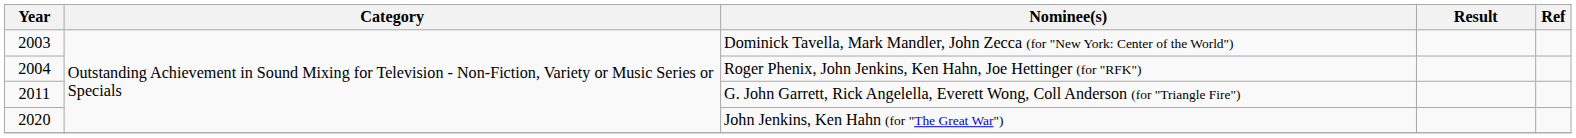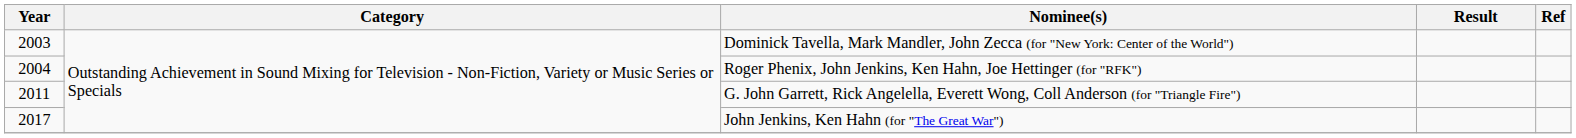(34, 119) 2020 -> (34, 119) 2017
